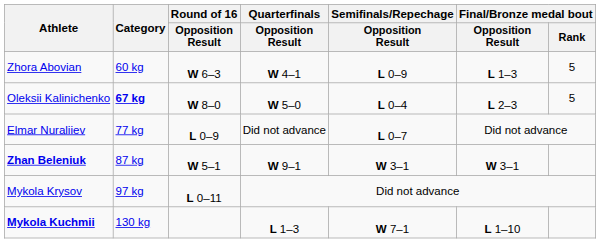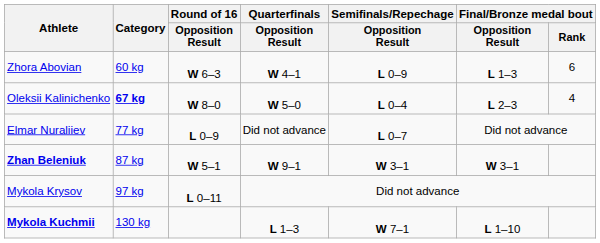(572, 68) 5 -> (572, 68) 6
(572, 99) 5 -> (572, 99) 4
